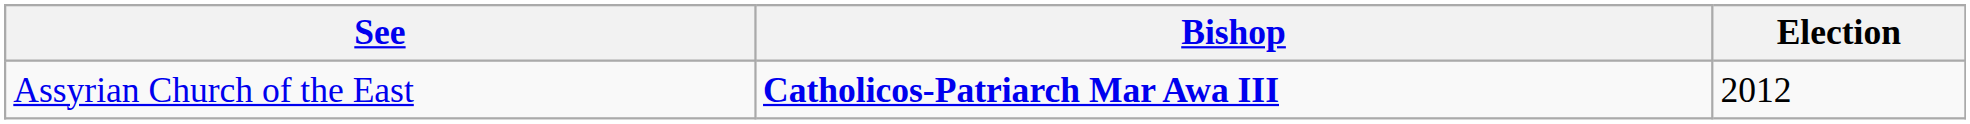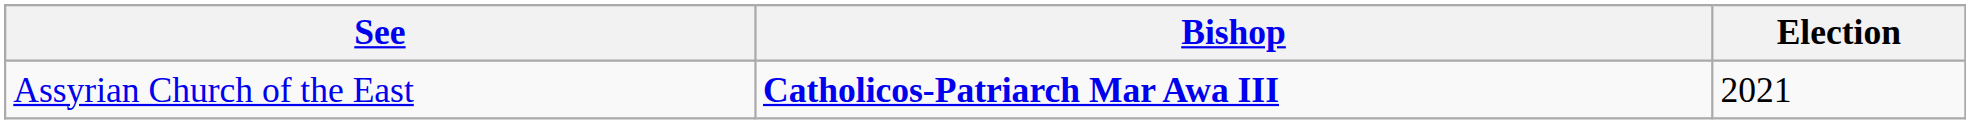(1756, 88) 2012 -> (1756, 88) 2021
